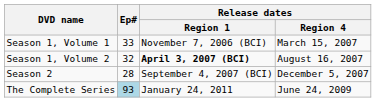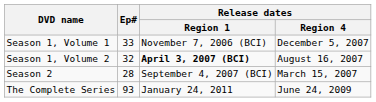(317, 43) March 15, 2007 -> (323, 43) December 5, 2007
(323, 74) December 5, 2007 -> (317, 74) March 15, 2007
(128, 89) lightblue background -> (128, 89) no background
